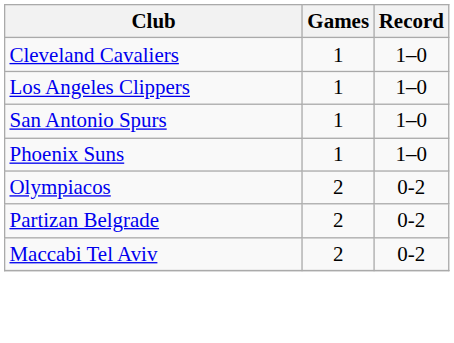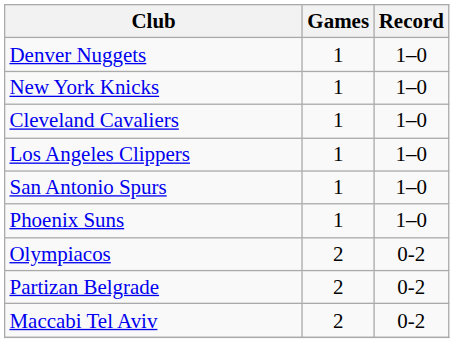+ row: (78, 54)
+ row: (84, 87)
